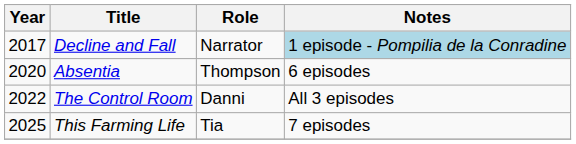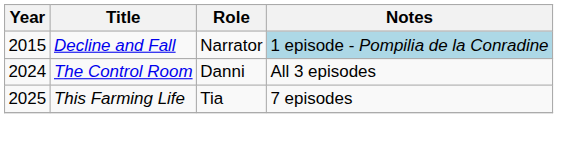(27, 44) 2017 -> (27, 44) 2015
- row: (87, 71)
(27, 98) 2022 -> (27, 71) 2024
